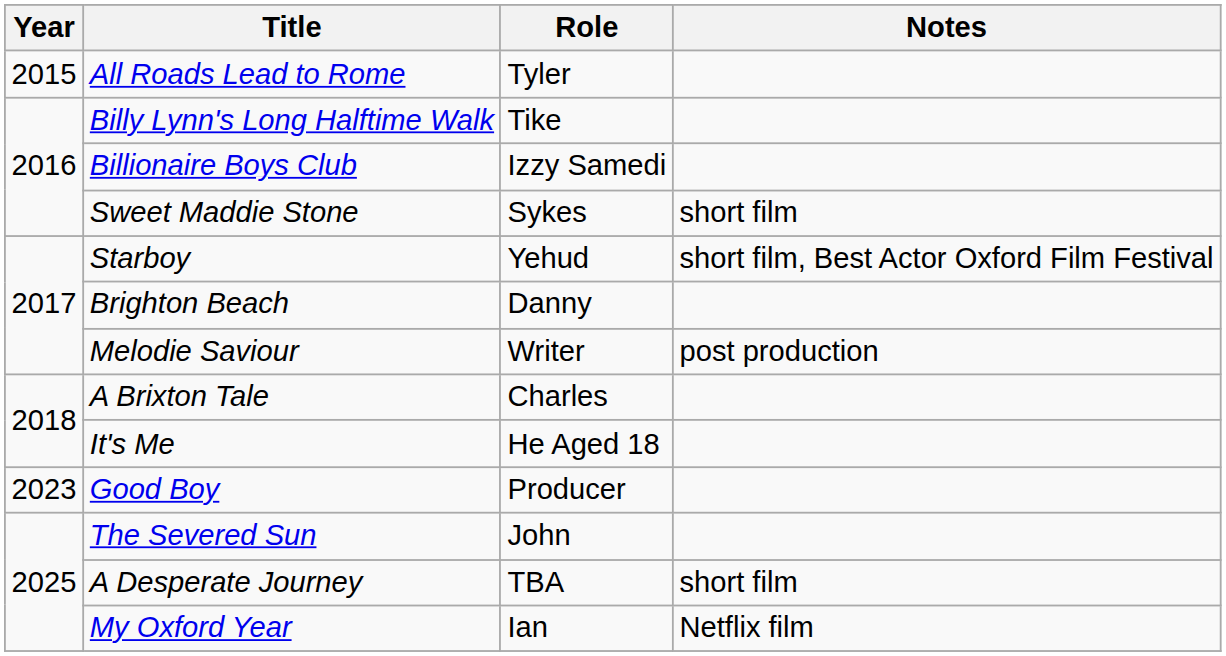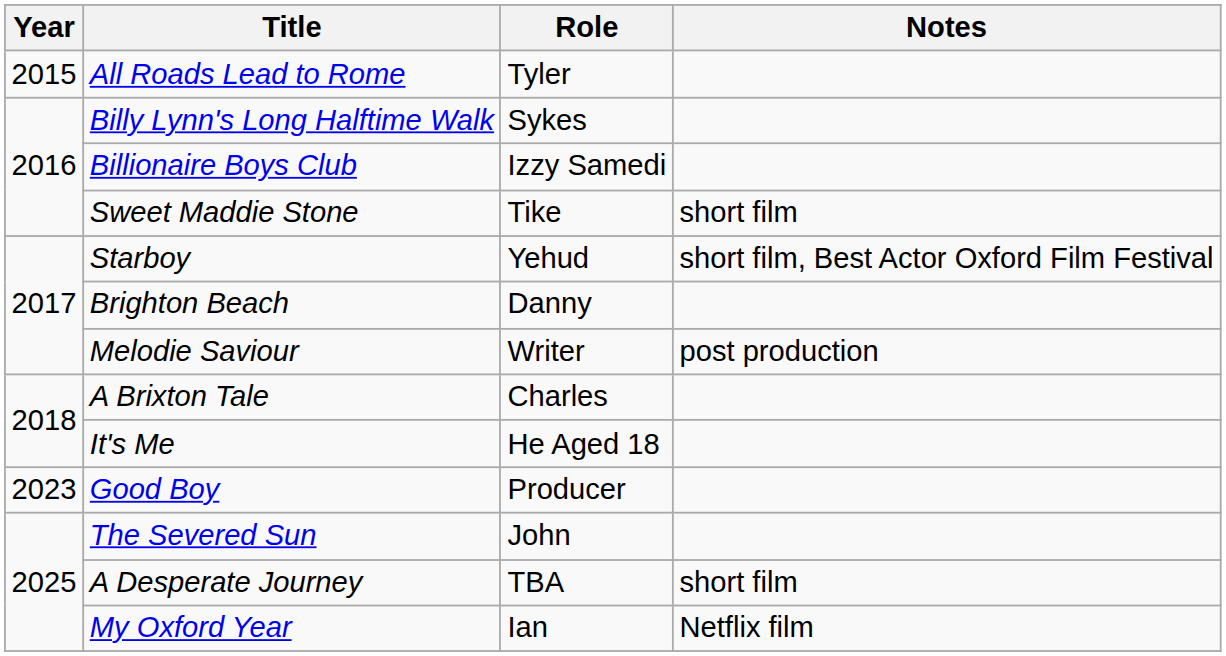(534, 119) Tike -> (547, 119) Sykes
(547, 212) Sykes -> (534, 212) Tike
